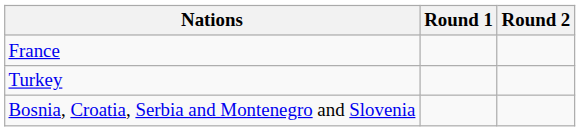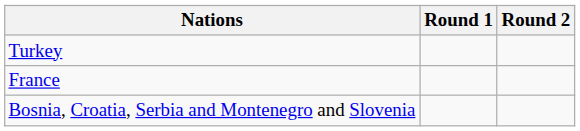rows swapped: (35, 80) <-> (34, 50)
